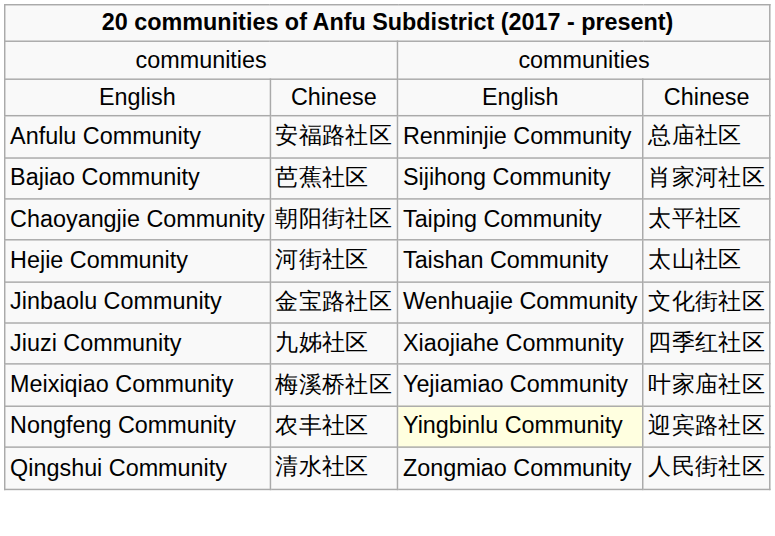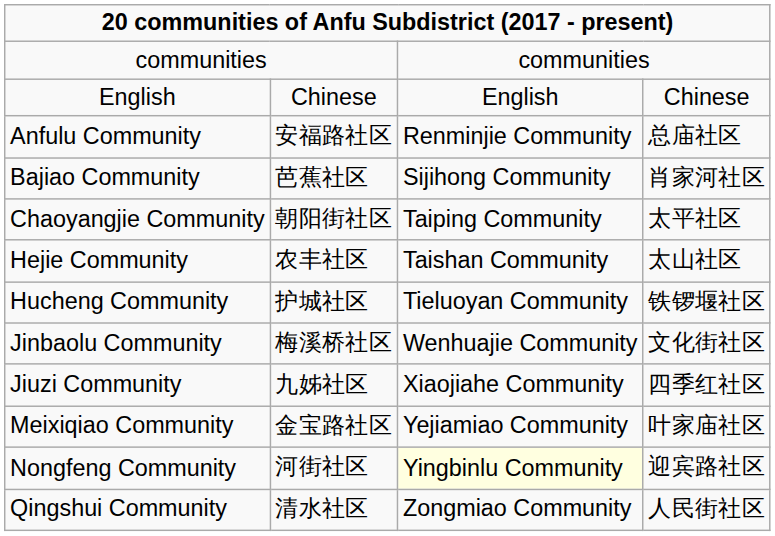(322, 259) 河街社区 -> (322, 259) 农丰社区
+ row: (119, 302)
(334, 301) 金宝路社区 -> (334, 342) 梅溪桥社区
(334, 384) 梅溪桥社区 -> (334, 425) 金宝路社区
(322, 425) 农丰社区 -> (322, 467) 河街社区
